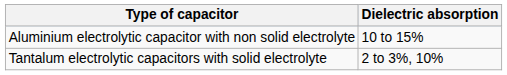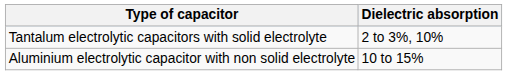rows swapped: (168, 59) <-> (182, 37)
